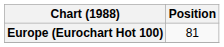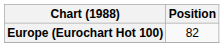(192, 33) 81 -> (192, 33) 82
